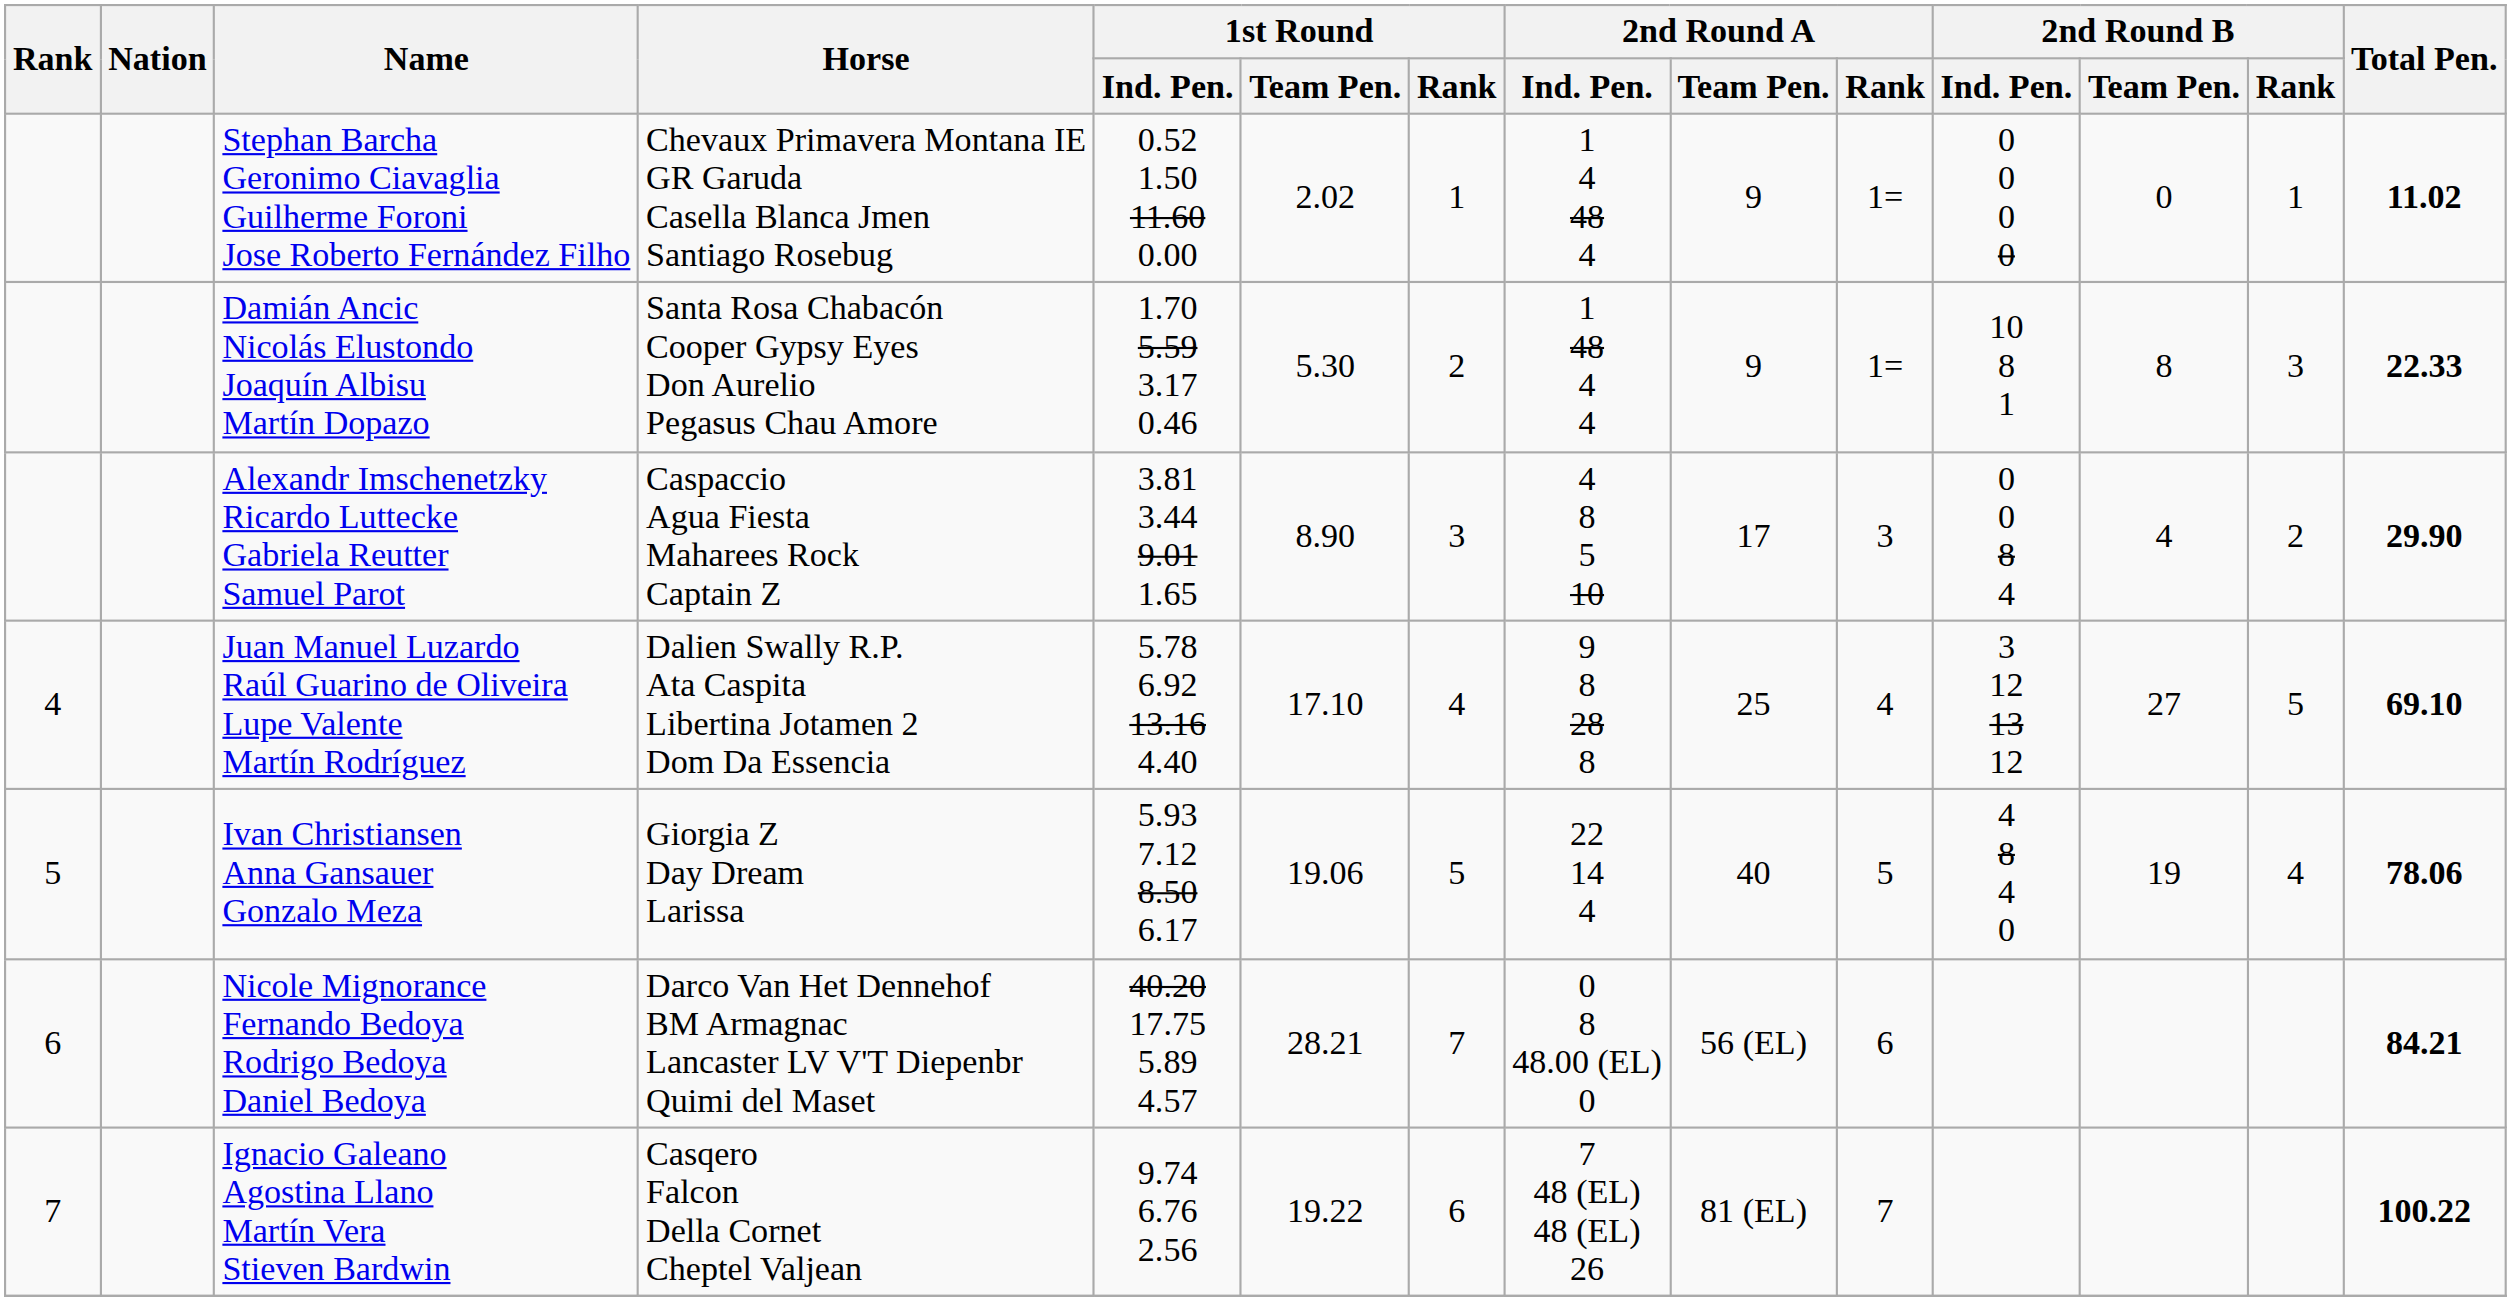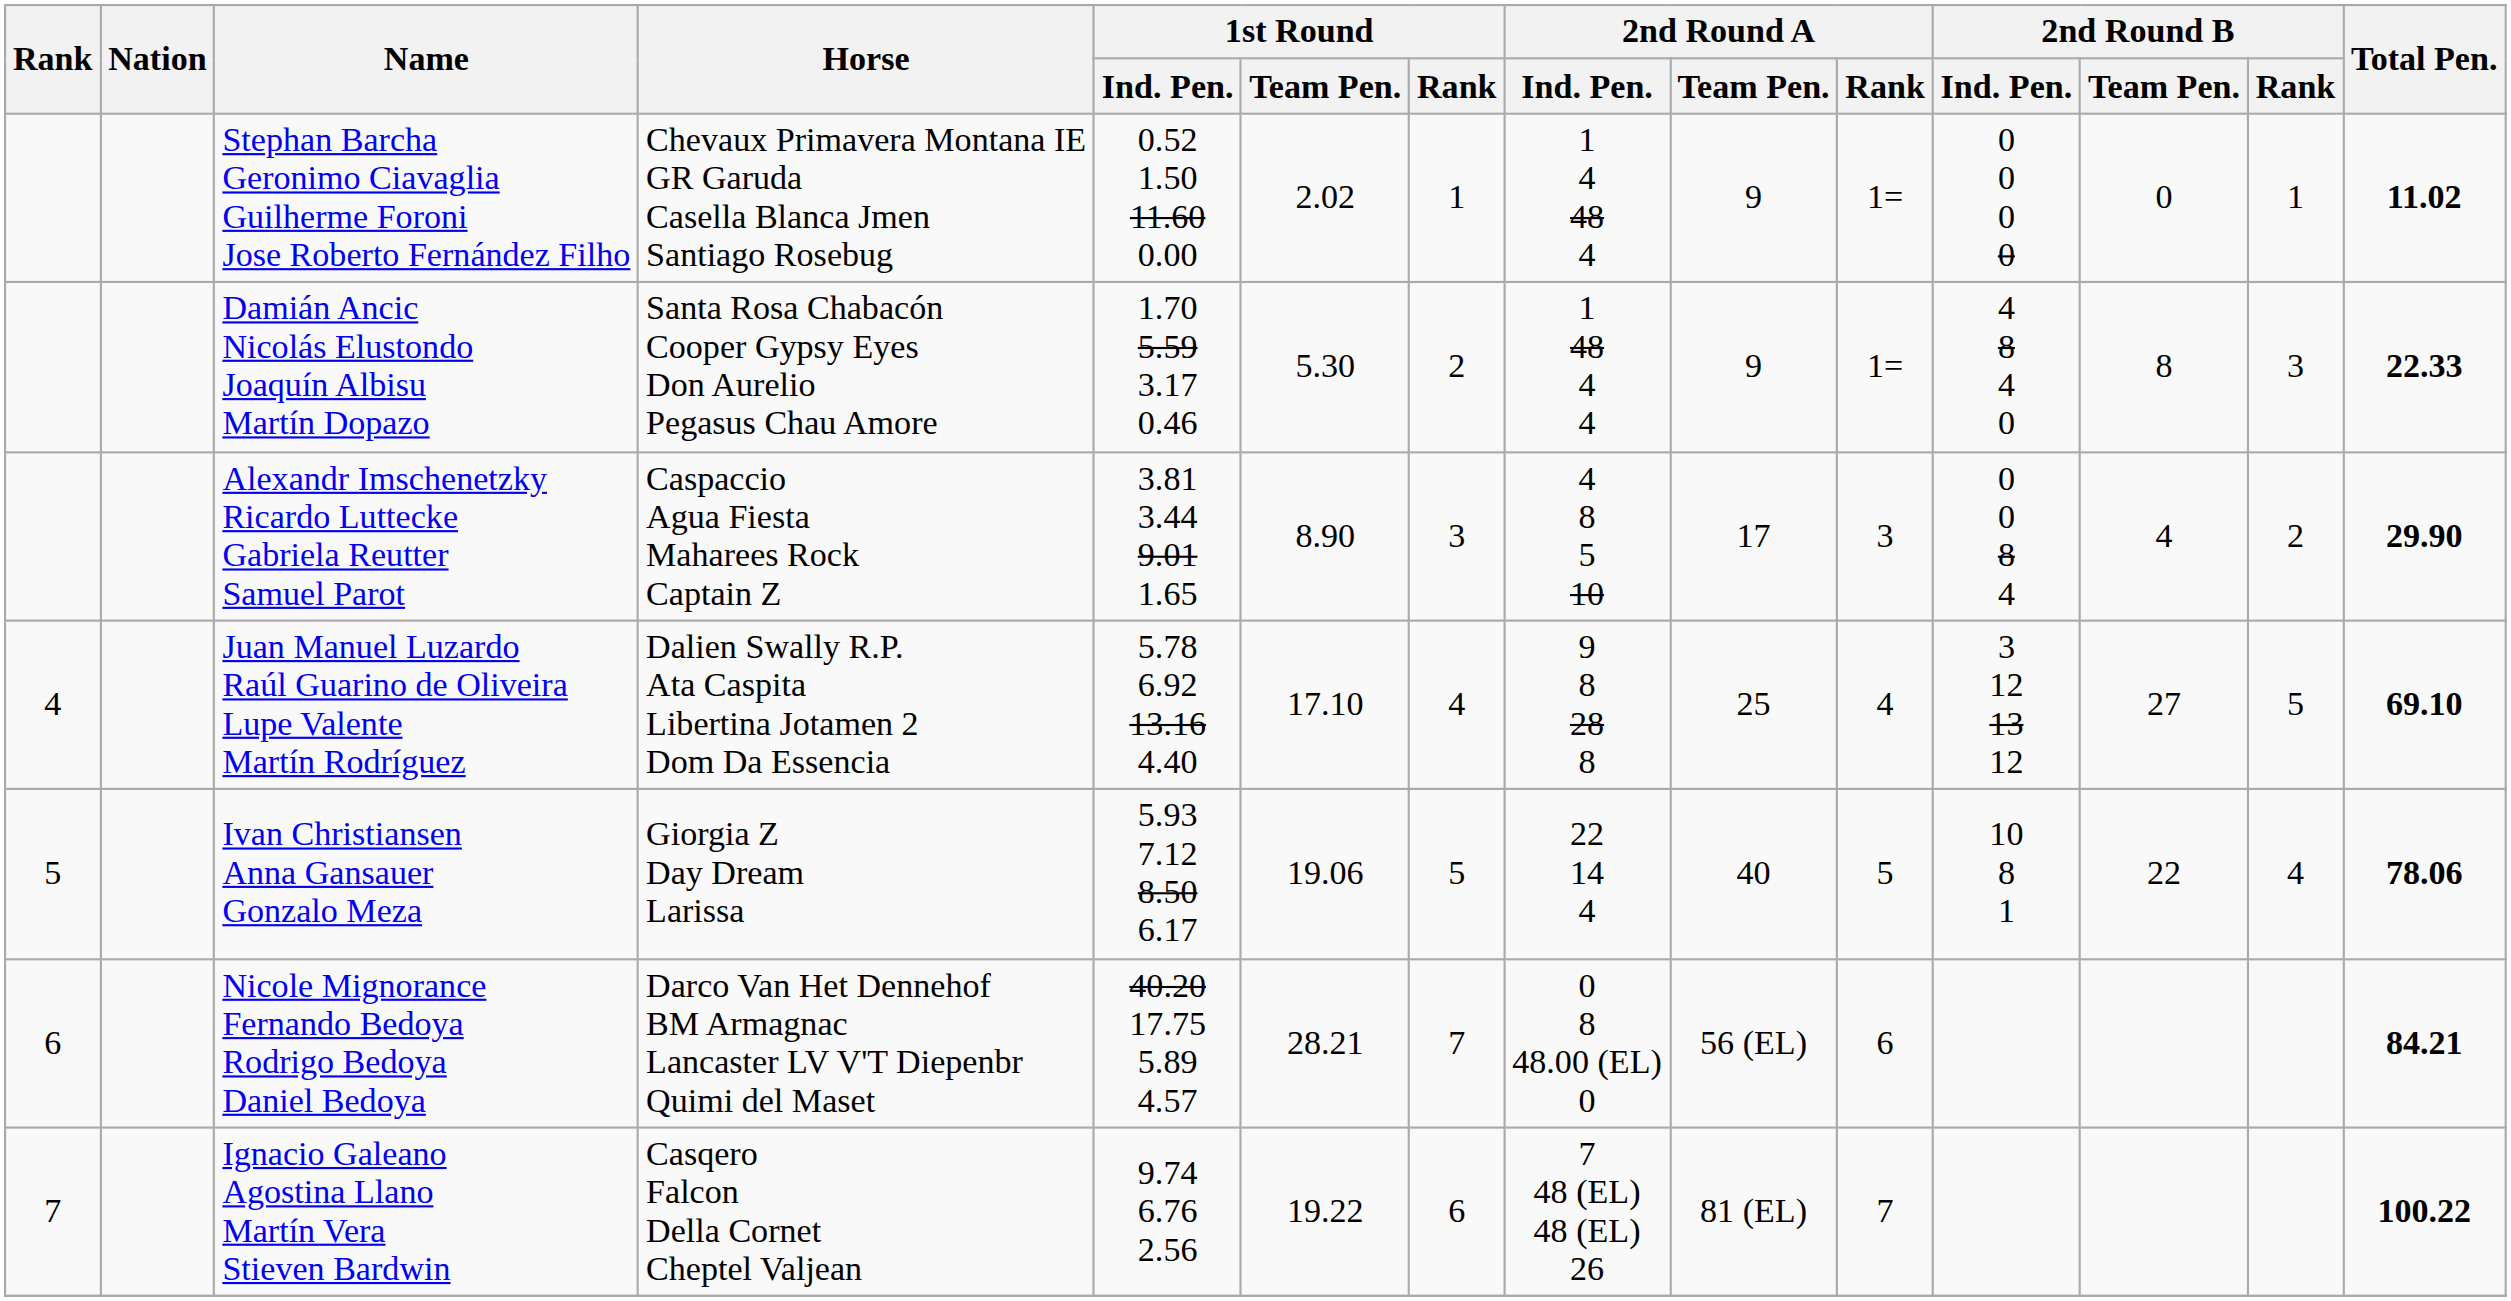(2006, 366) 10 8 1 -> (2006, 366) 4 8 4 0
(2006, 873) 4 8 4 0 -> (2006, 873) 10 8 1
(2164, 873) 19 -> (2164, 873) 22
